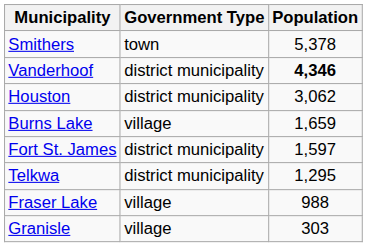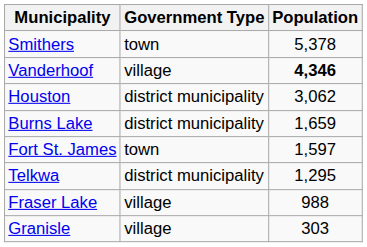(194, 70) district municipality -> (148, 70) village
(148, 123) village -> (194, 123) district municipality
(194, 149) district municipality -> (142, 149) town
